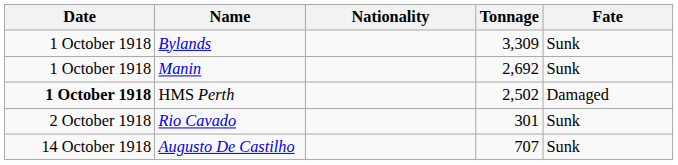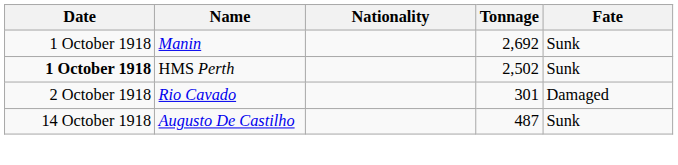- row: (185, 43)
(578, 95) Damaged -> (563, 69) Sunk
(563, 120) Sunk -> (578, 95) Damaged
(527, 146) 707 -> (527, 120) 487
